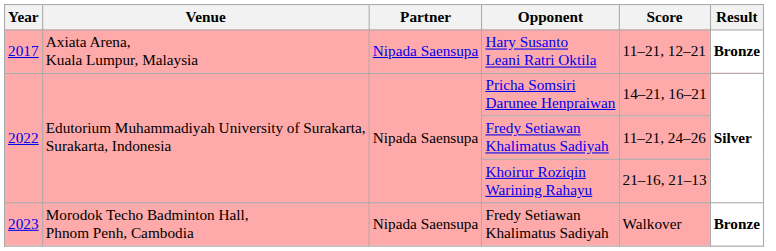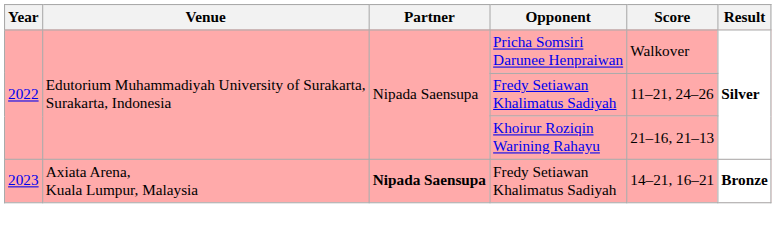- row: (23, 51)
(665, 94) 14–21, 16–21 -> (660, 51) Walkover
(147, 224) Morodok Techo Badminton Hall, Phnom Penh, Cambodia -> (122, 181) Axiata Arena, Kuala Lumpur, Malaysia
(426, 224) normal -> (429, 181) bold
(652, 224) Walkover -> (672, 181) 14–21, 16–21
